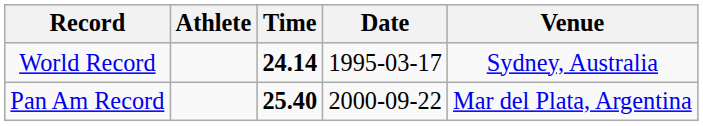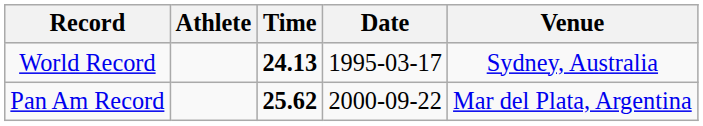(290, 62) 24.14 -> (290, 62) 24.13
(290, 100) 25.40 -> (290, 100) 25.62
